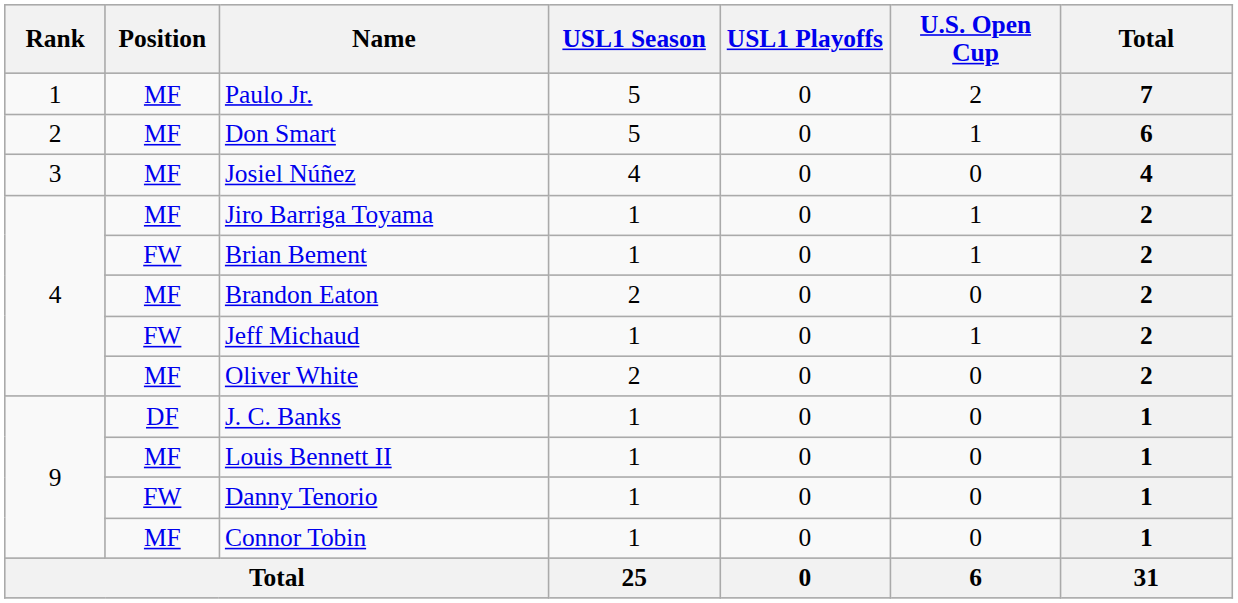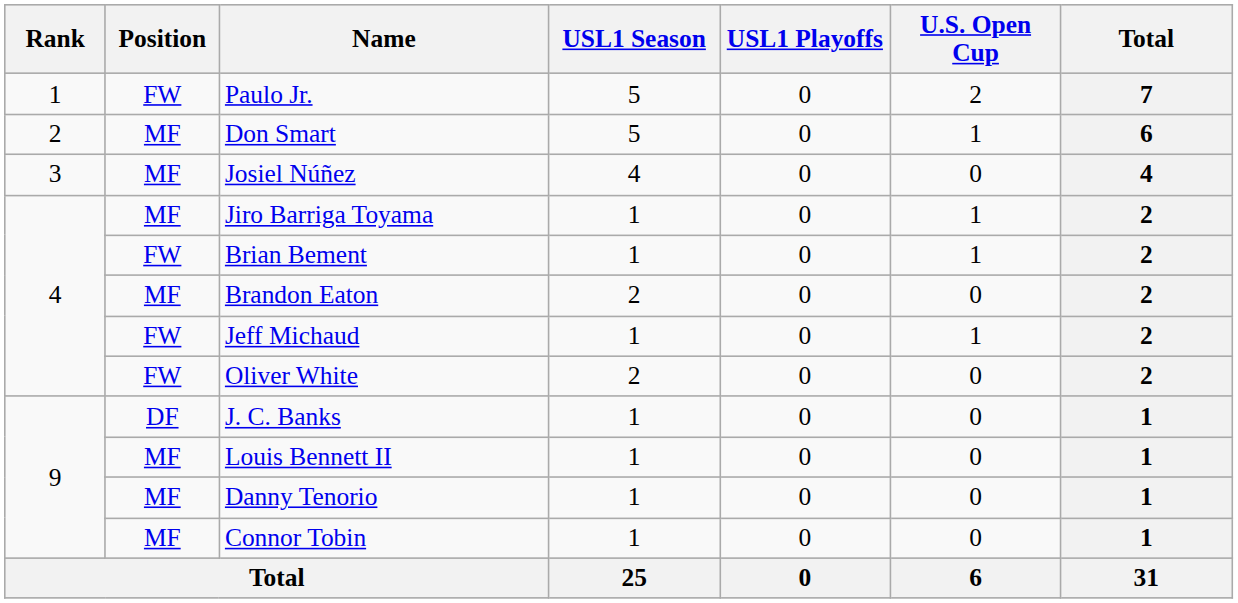(162, 93) MF -> (162, 93) FW
(162, 376) MF -> (162, 376) FW
(162, 497) FW -> (162, 497) MF
